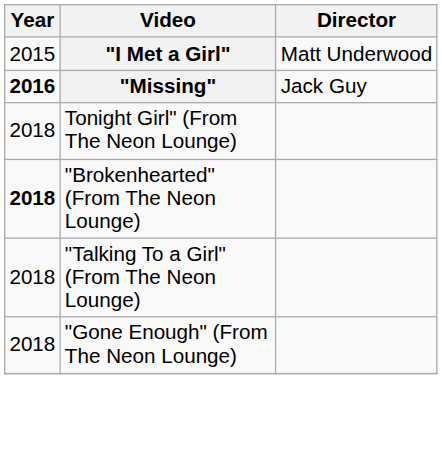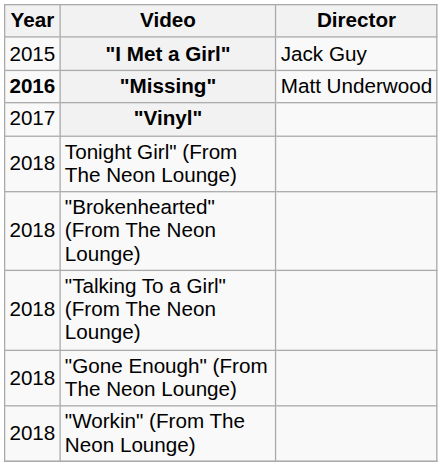(356, 53) Matt Underwood -> (324, 53) Jack Guy
(324, 86) Jack Guy -> (356, 86) Matt Underwood
+ row: (168, 119)
(32, 198) bold -> (32, 230) normal
+ row: (155, 433)
